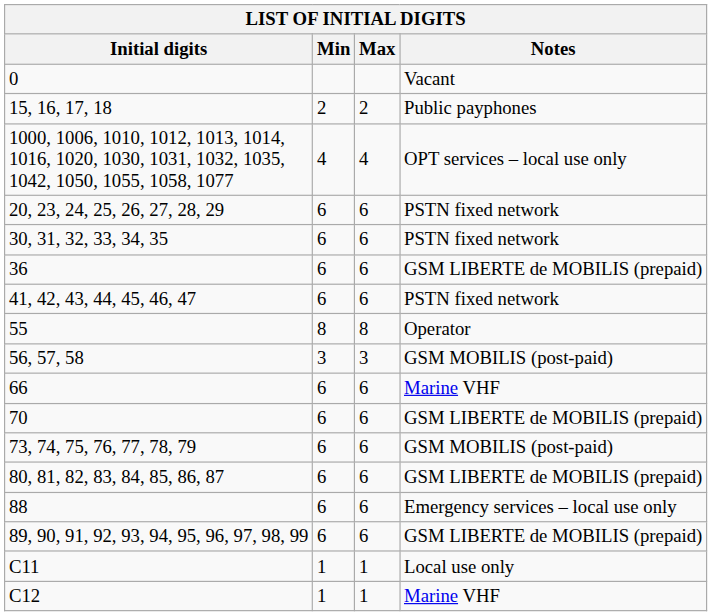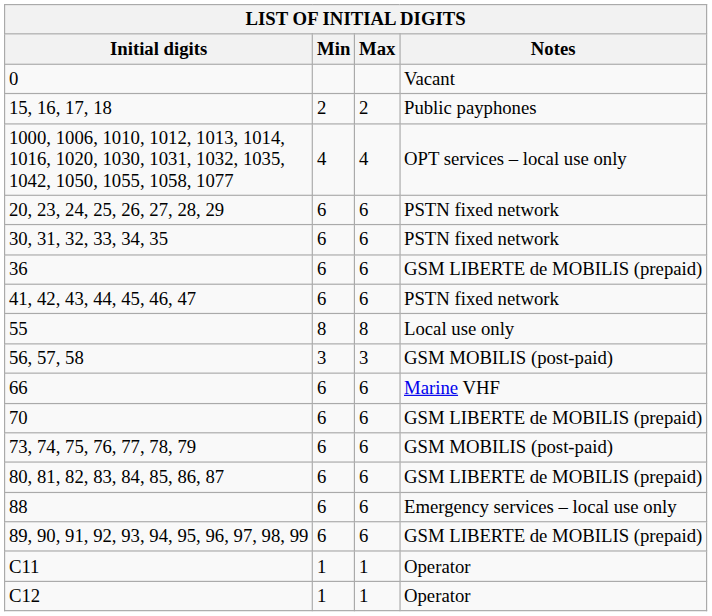(437, 328) Operator -> (459, 328) Local use only
(459, 566) Local use only -> (437, 566) Operator
(452, 595) Marine VHF -> (437, 595) Operator
